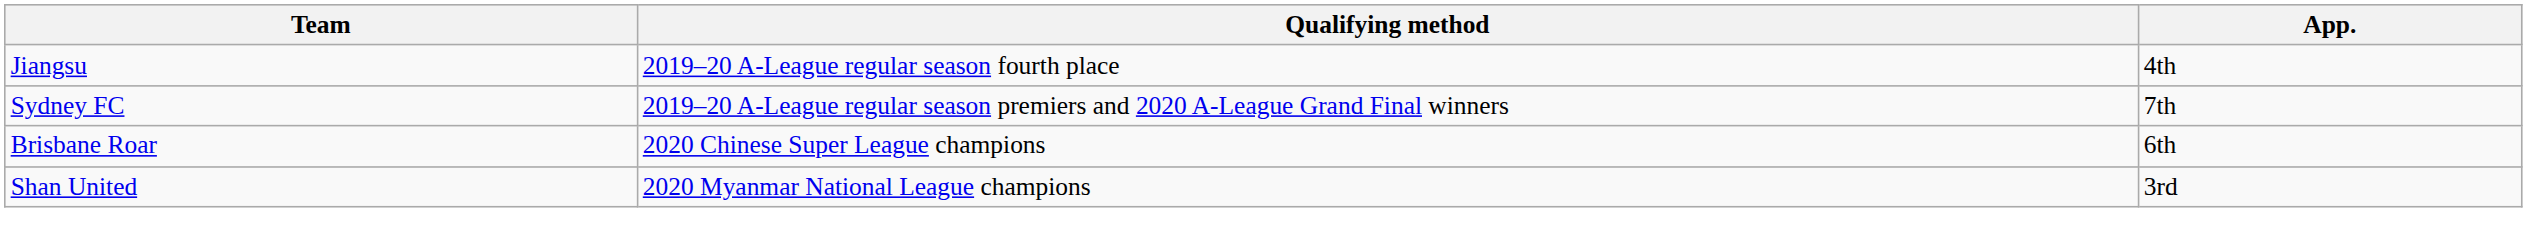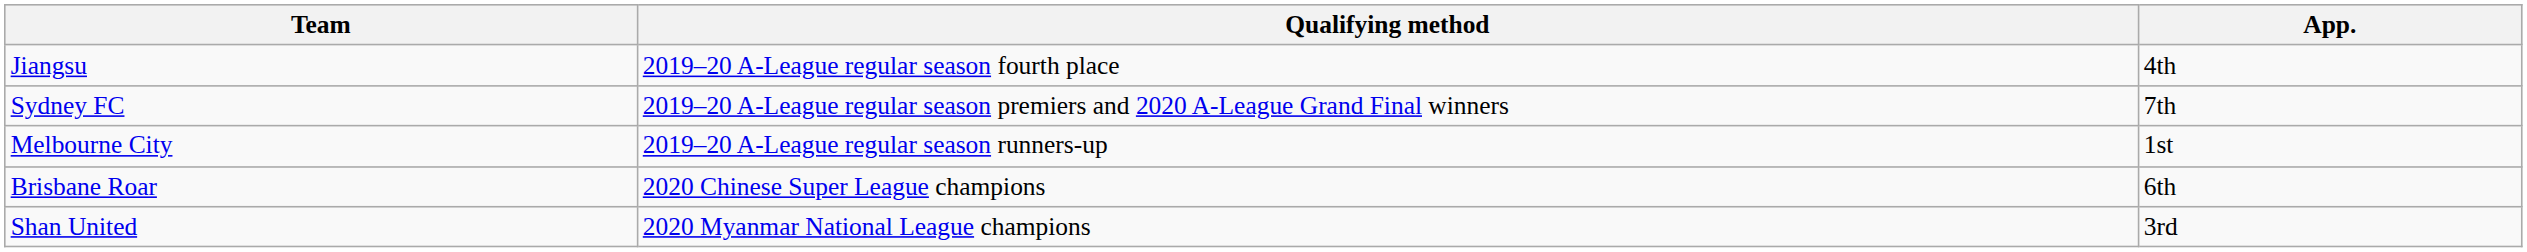+ row: (92, 145)
